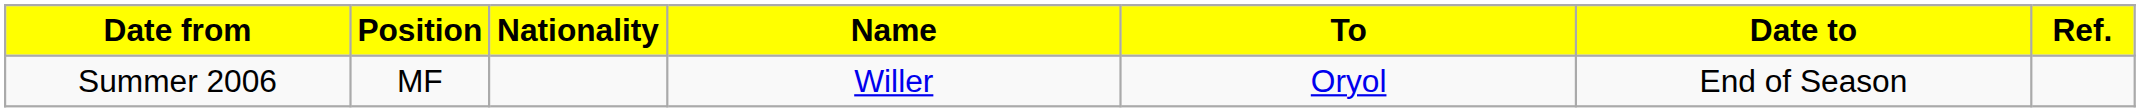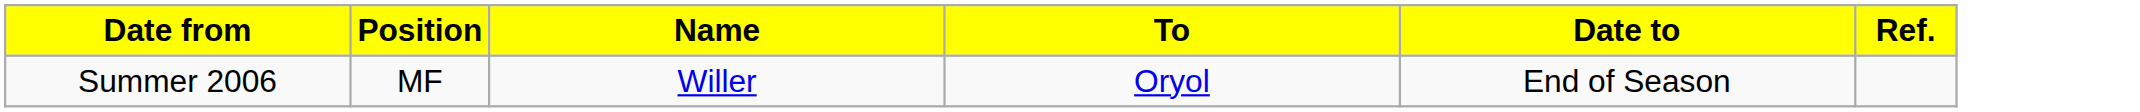- column: (578, 31)
